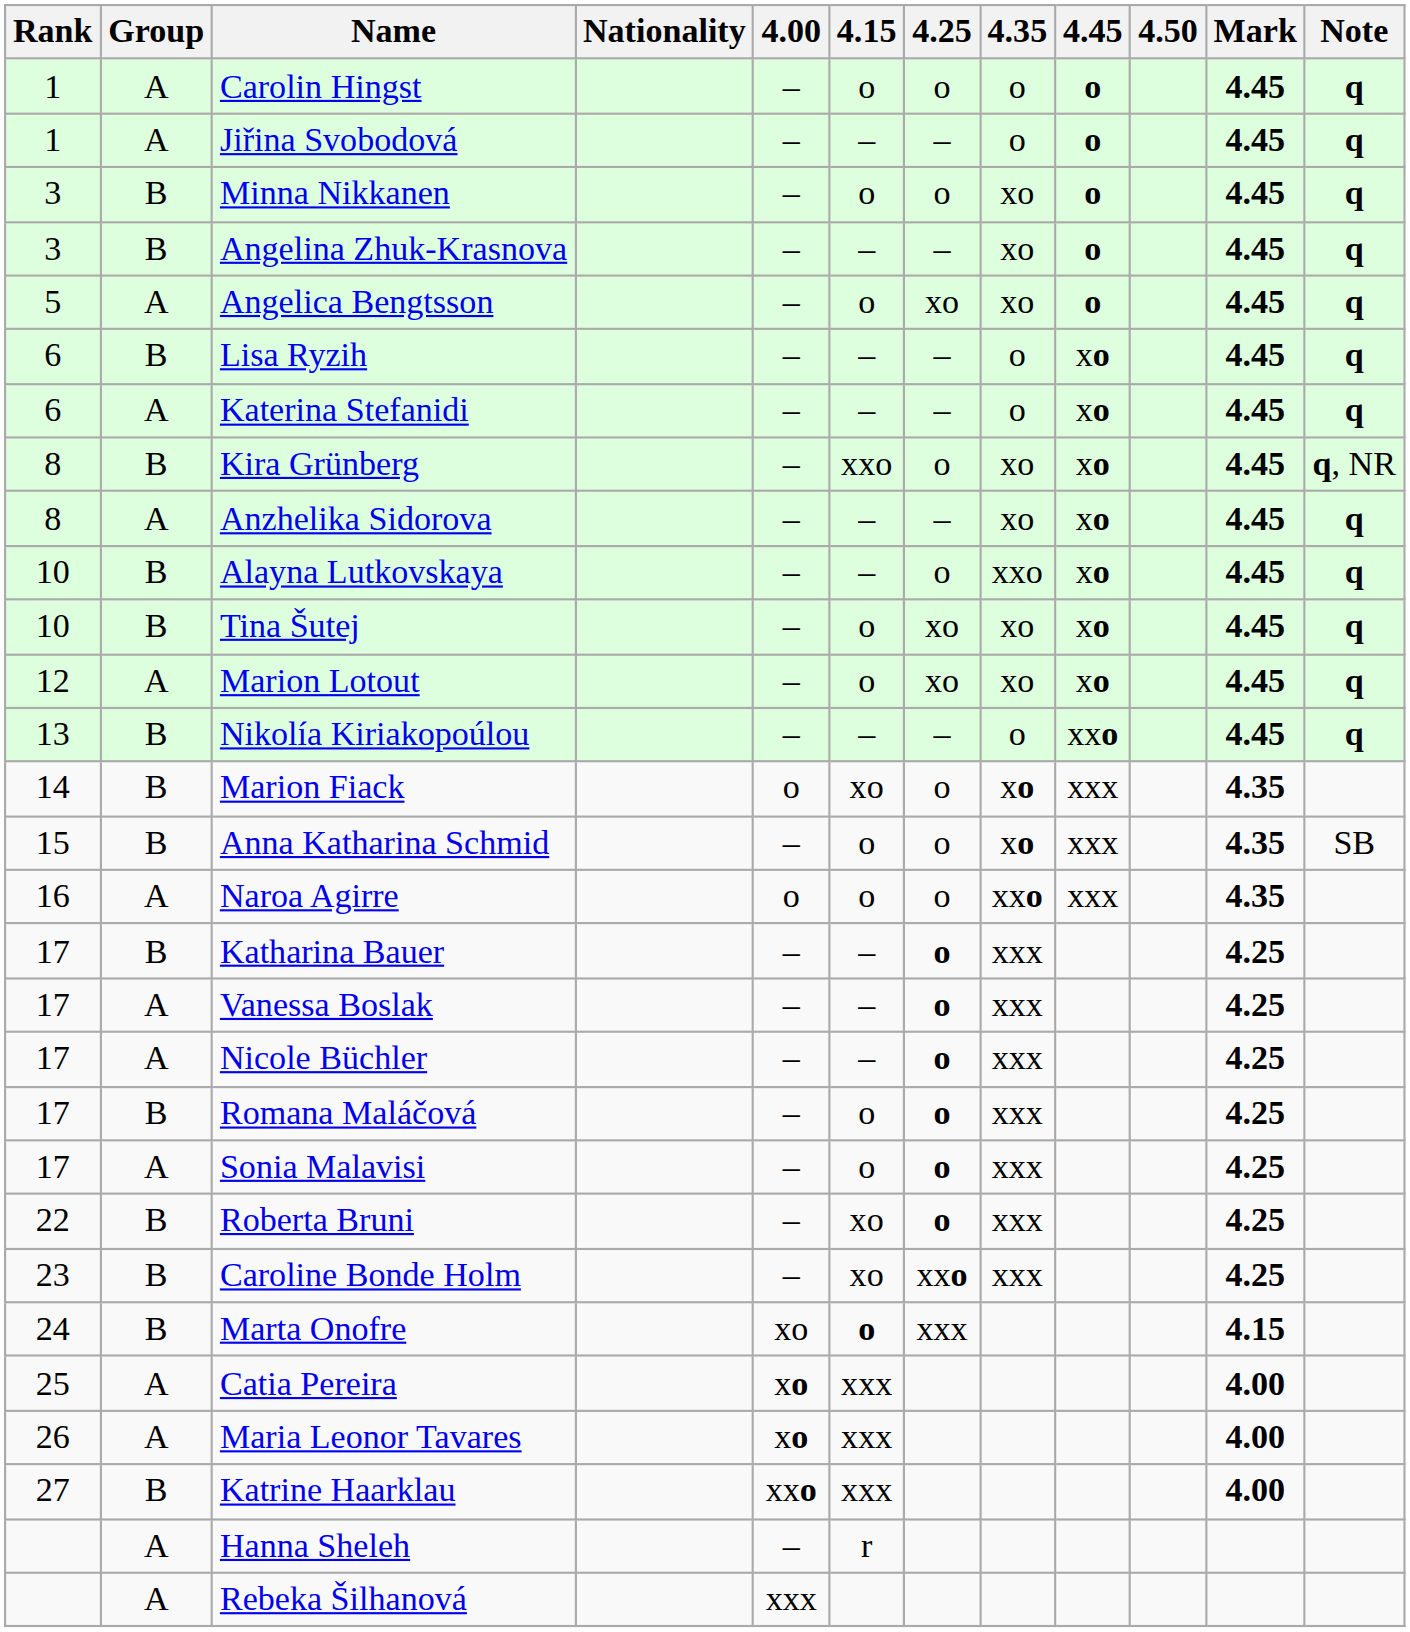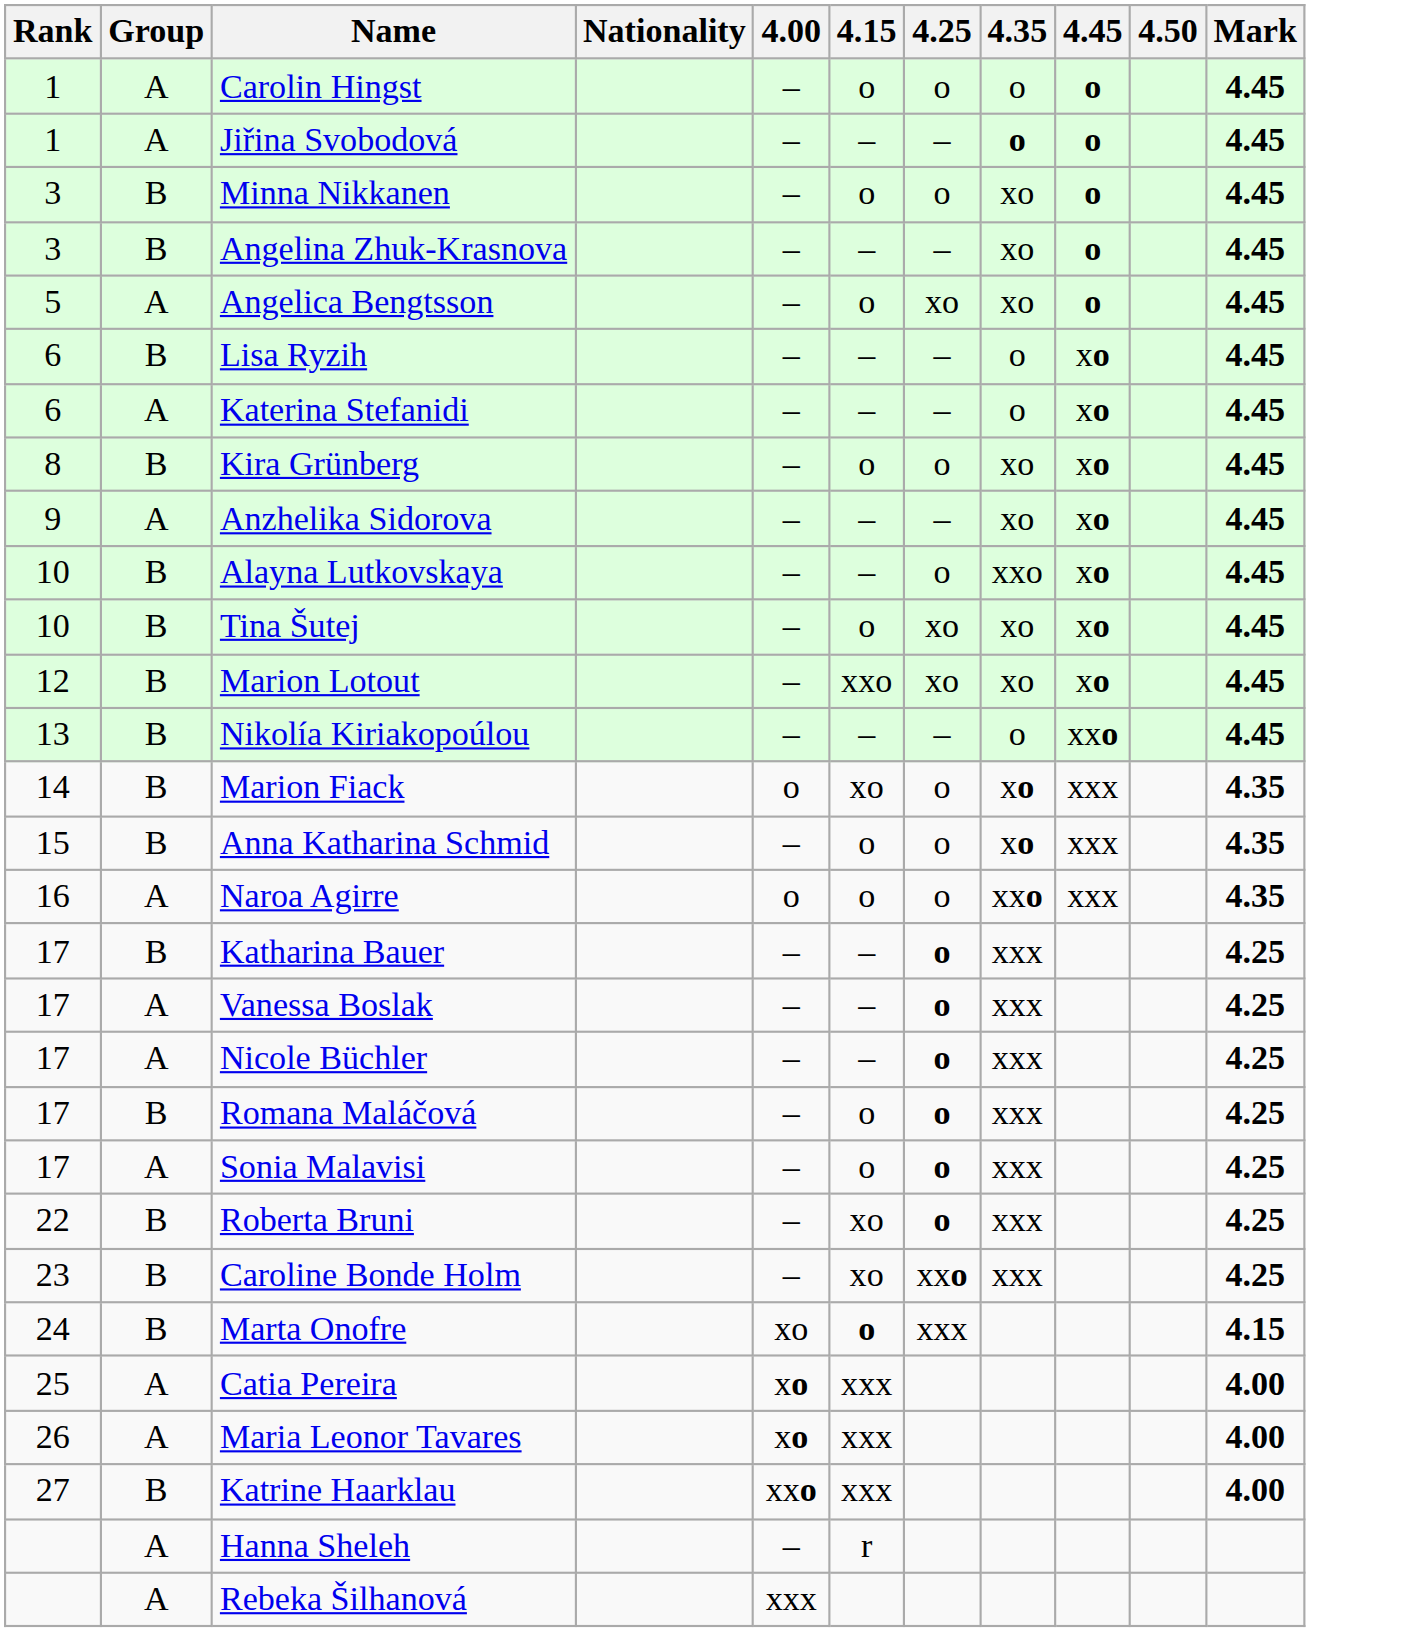- column: (1354, 31)
(1017, 139) normal -> (1017, 139) bold
(867, 463) xxo -> (867, 463) o
(53, 517) 8 -> (53, 517) 9
(156, 680) A -> (156, 680) B
(867, 680) o -> (867, 680) xxo
